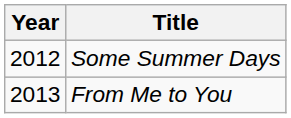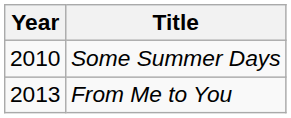(35, 58) 2012 -> (35, 58) 2010
